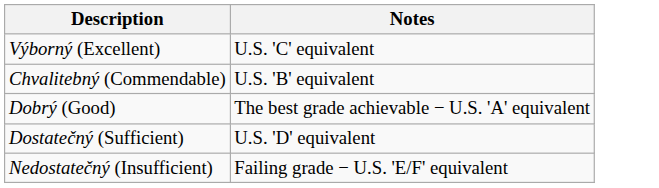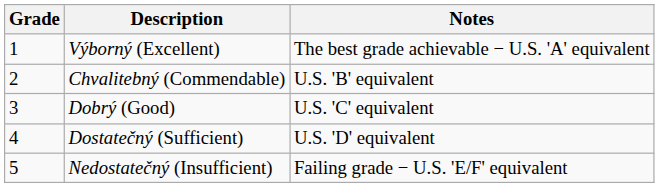+ column: (34, 19)
(304, 49) U.S. 'C' equivalent -> (472, 49) The best grade achievable − U.S. 'A' equivalent
(412, 108) The best grade achievable − U.S. 'A' equivalent -> (364, 108) U.S. 'C' equivalent
